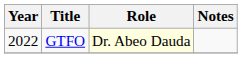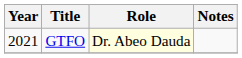(23, 40) 2022 -> (23, 40) 2021
